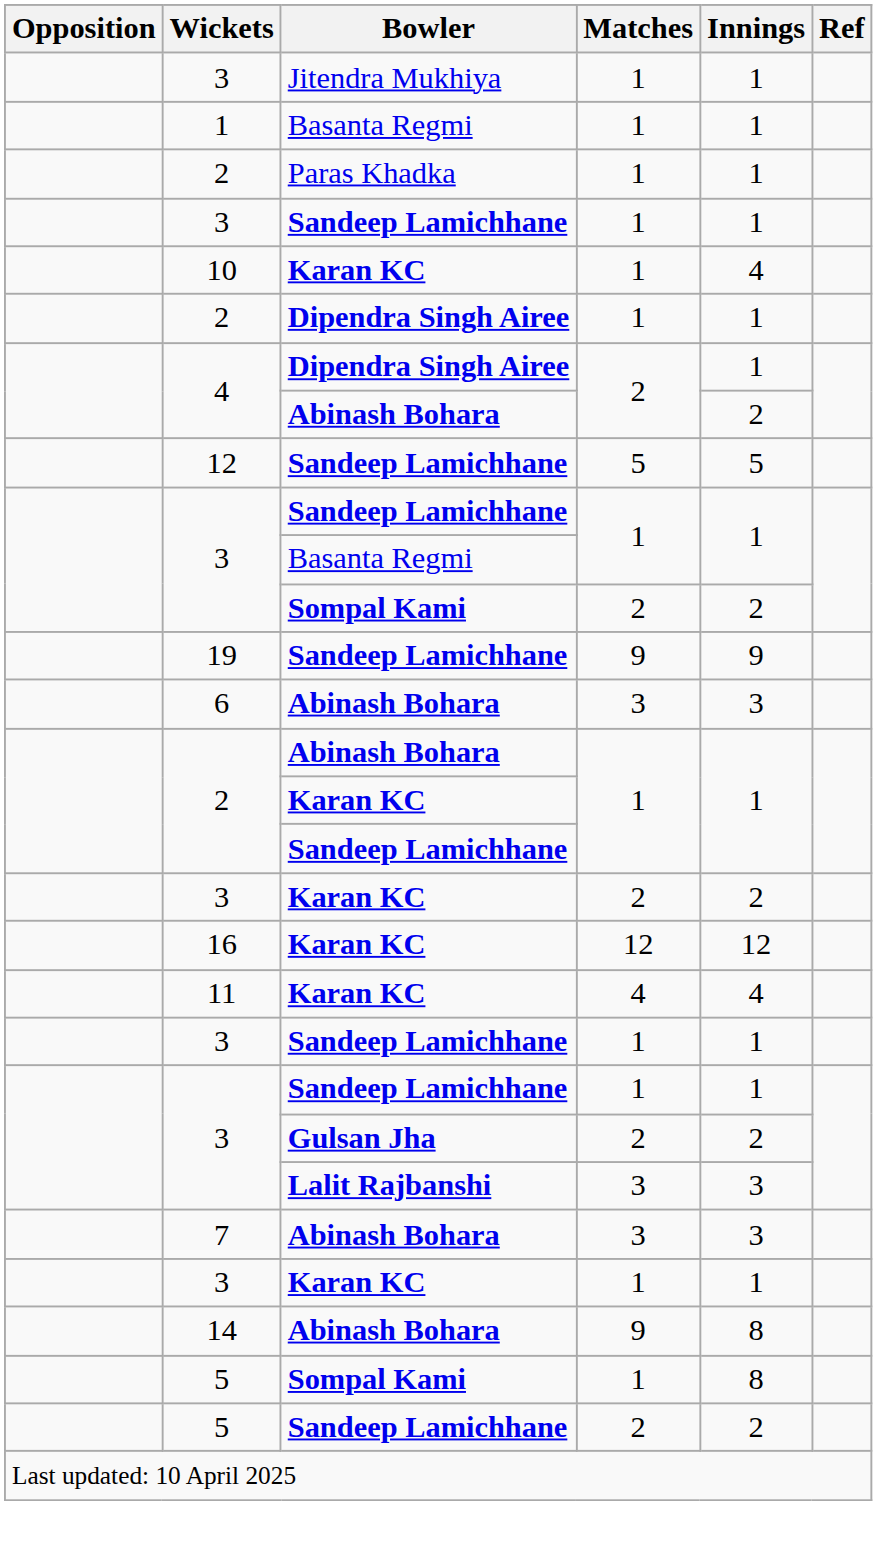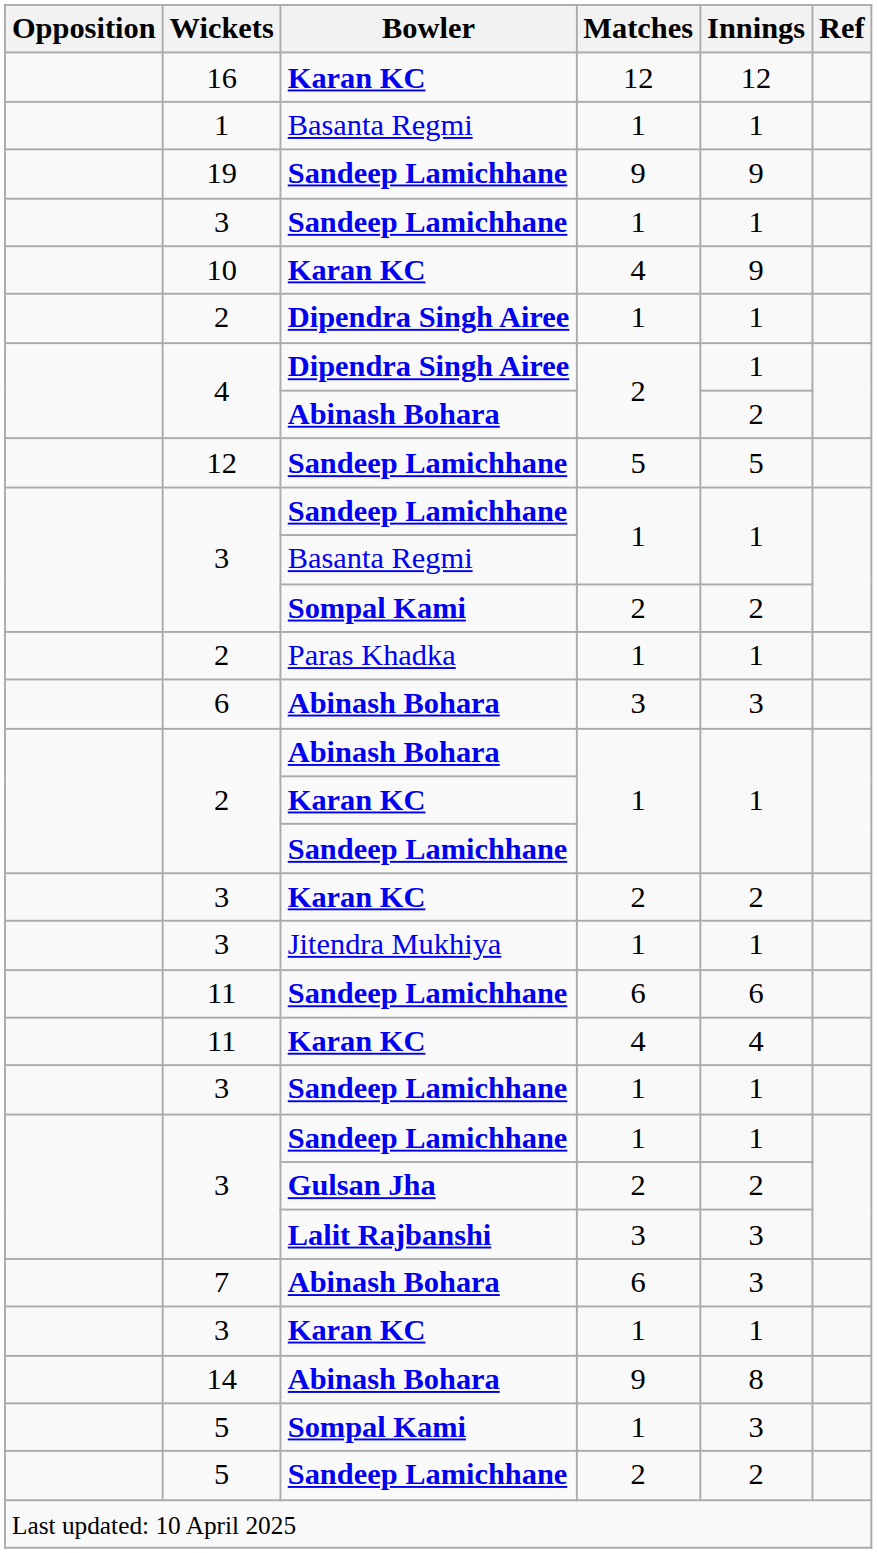rows swapped: (222, 76) <-> (222, 944)
rows swapped: (222, 173) <-> (222, 655)
(638, 269) 1 -> (638, 269) 4
(756, 269) 4 -> (756, 269) 9
+ row: (222, 992)
(638, 1233) 3 -> (638, 1282) 6
(756, 1378) 8 -> (756, 1426) 3
